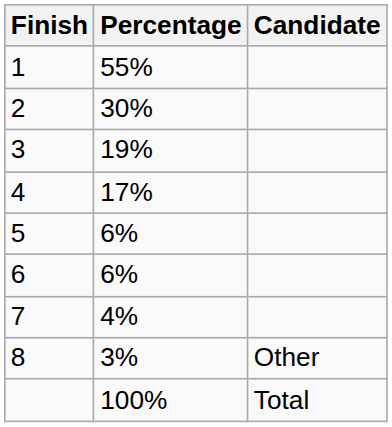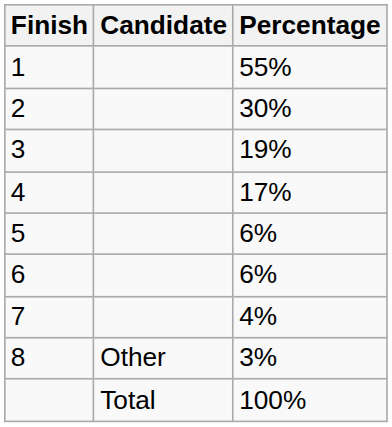columns swapped: (317, 25) <-> (171, 25)
